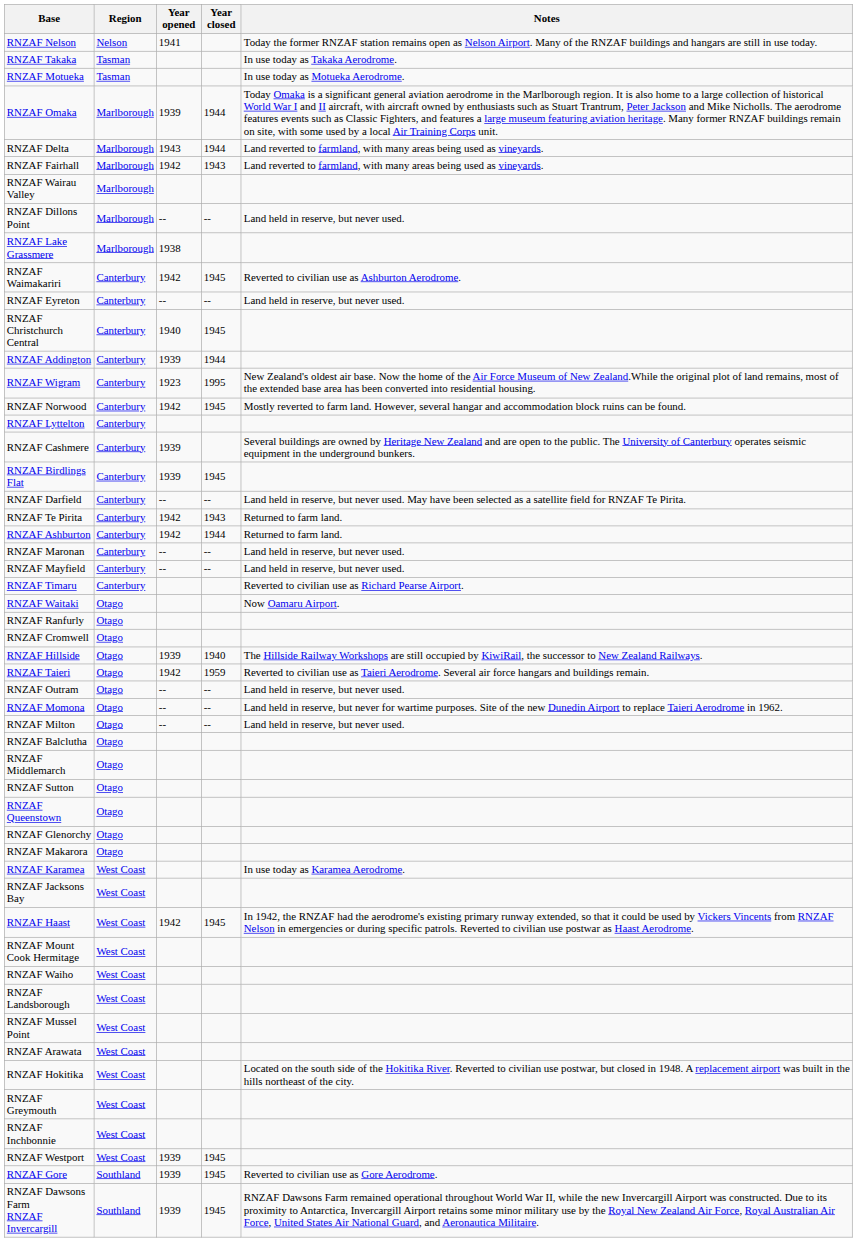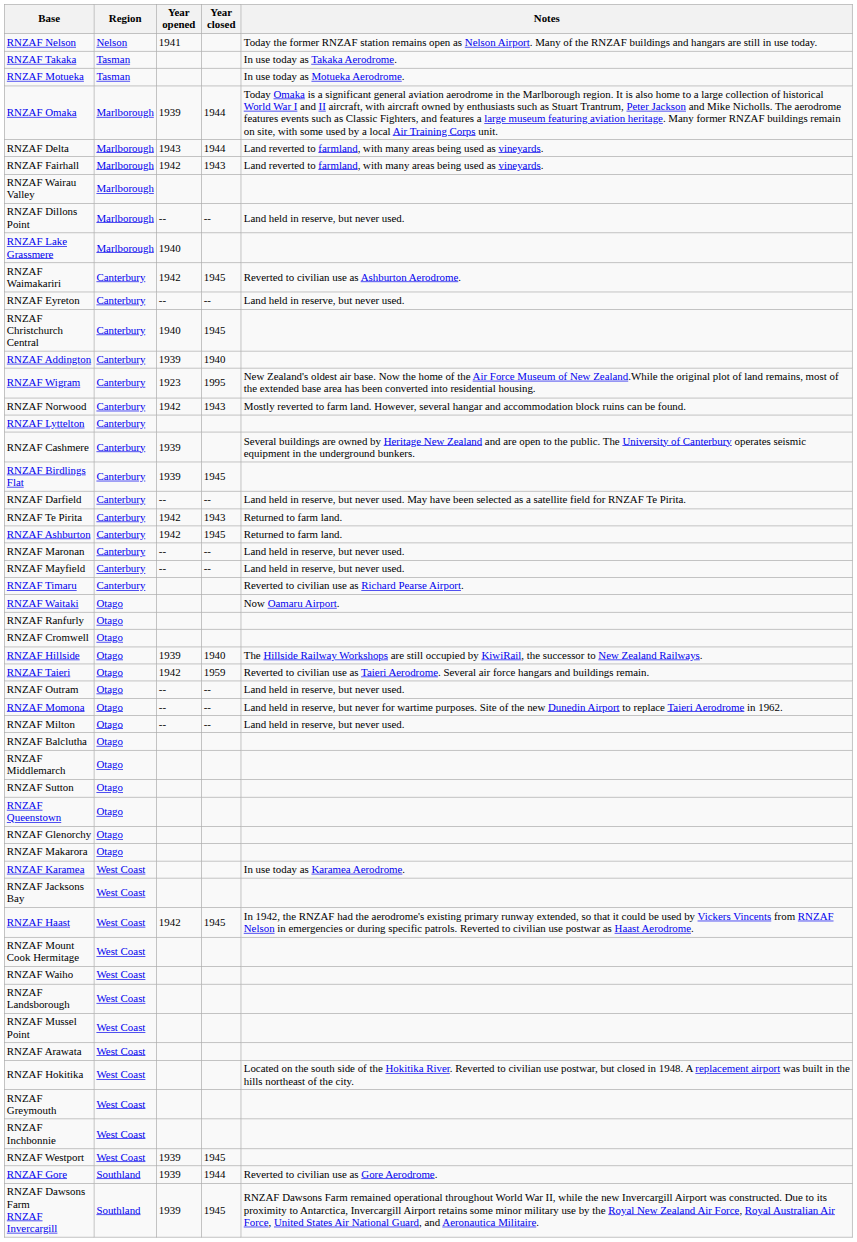(170, 247) 1938 -> (170, 247) 1940
(215, 359) 1944 -> (215, 359) 1940
(215, 406) 1945 -> (215, 406) 1943
(215, 534) 1944 -> (215, 534) 1945
(215, 1174) 1945 -> (215, 1174) 1944
